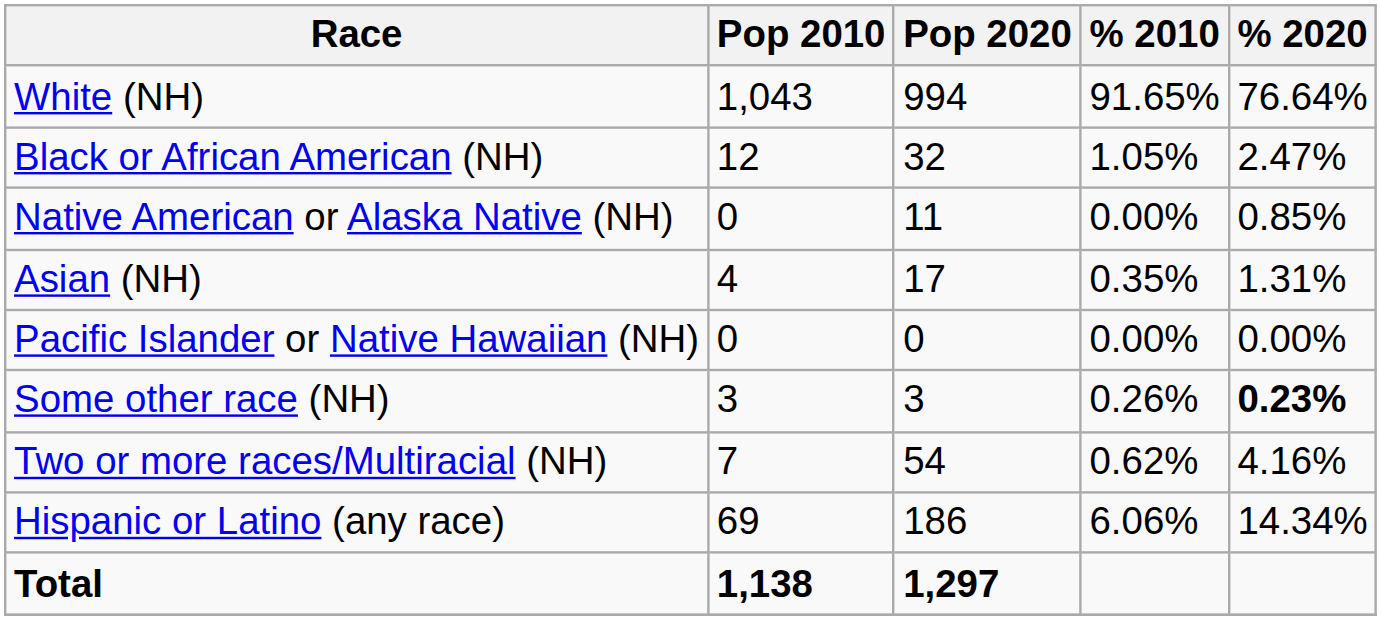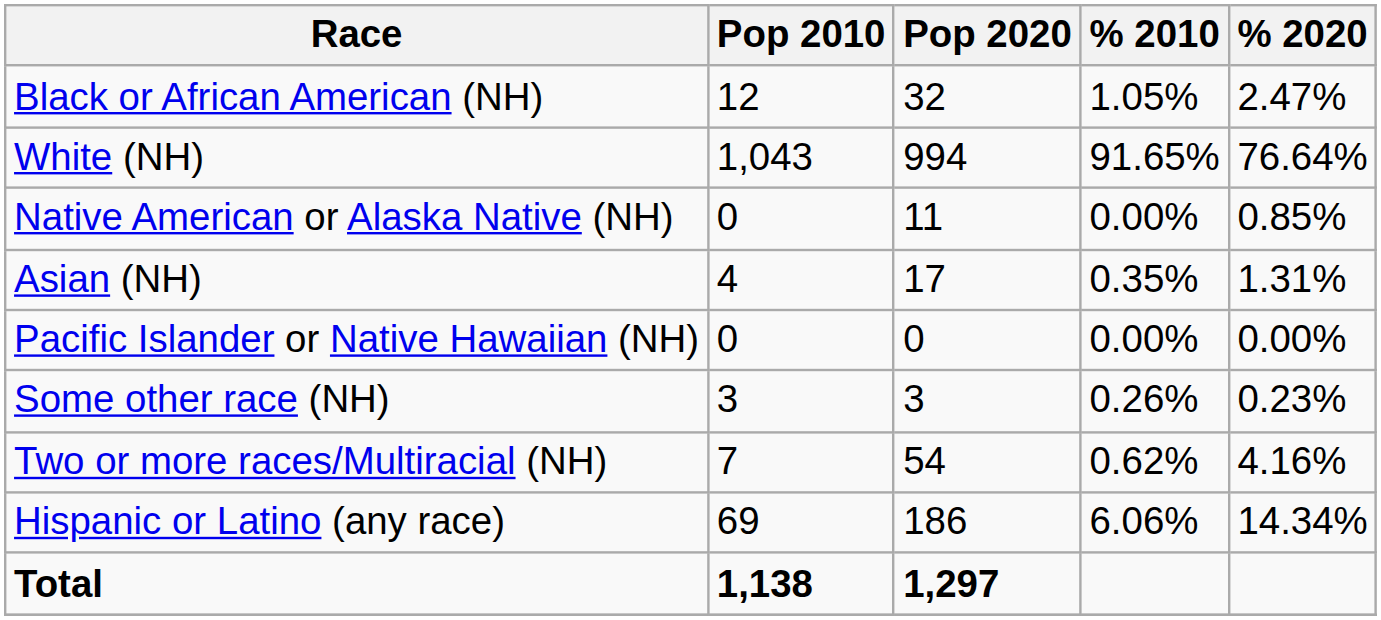rows swapped: (109, 95) <-> (279, 156)
(1292, 400) bold -> (1292, 400) normal
